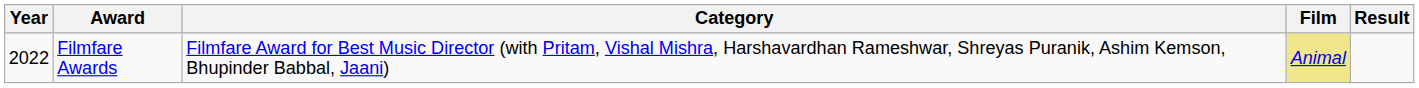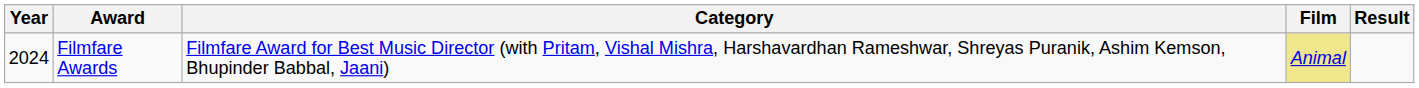(29, 57) 2022 -> (29, 57) 2024
